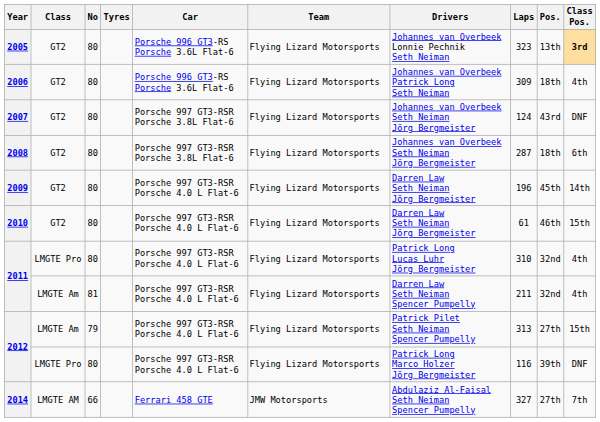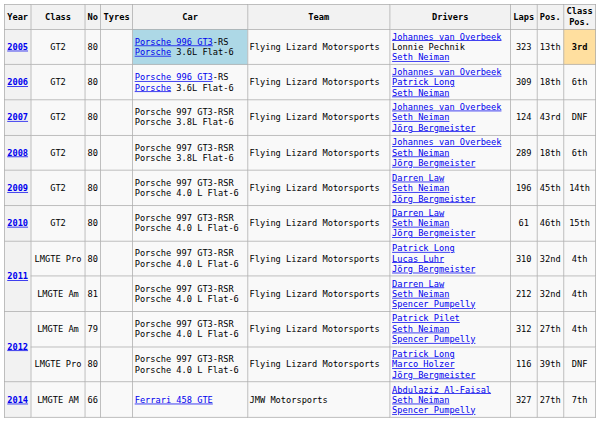(184, 47) no background -> (184, 47) lightblue background
(580, 82) 4th -> (580, 82) 6th
(524, 152) 287 -> (524, 152) 289
(524, 293) 211 -> (524, 293) 212
(524, 329) 313 -> (524, 329) 312
(580, 329) 15th -> (580, 329) 4th
